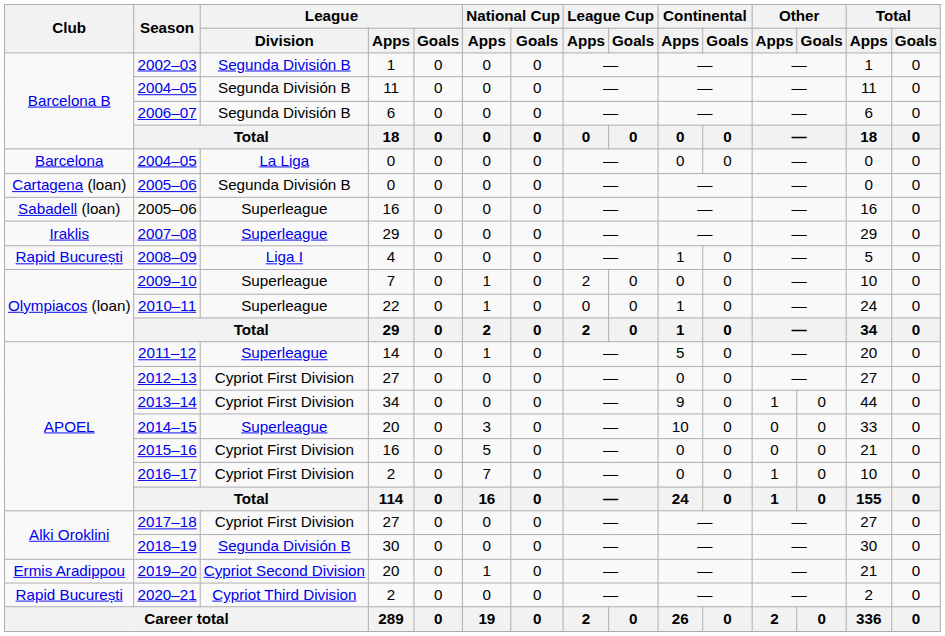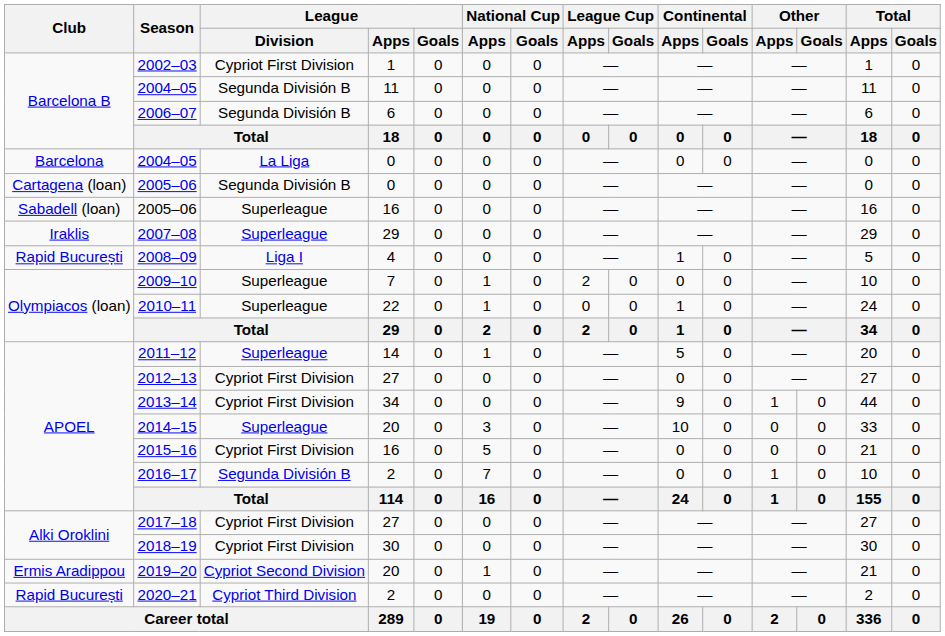(284, 64) Segunda División B -> (284, 64) Cypriot First Division
(284, 474) Cypriot First Division -> (284, 474) Segunda División B
(284, 546) Segunda División B -> (284, 546) Cypriot First Division
